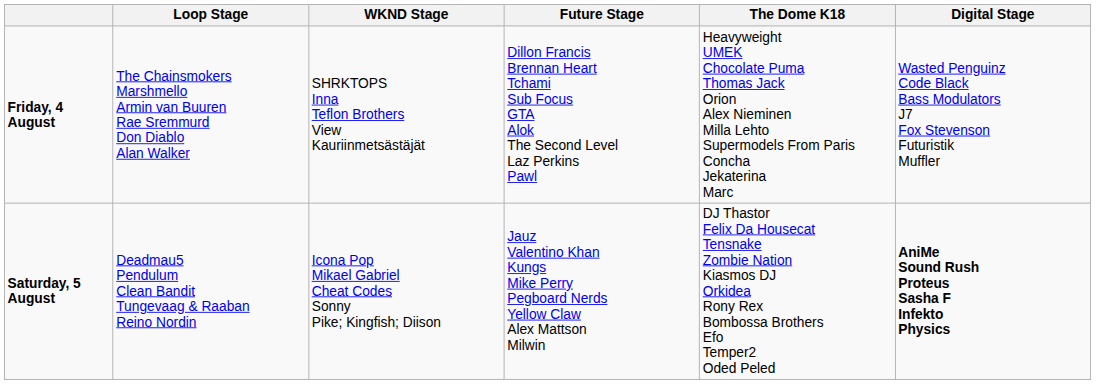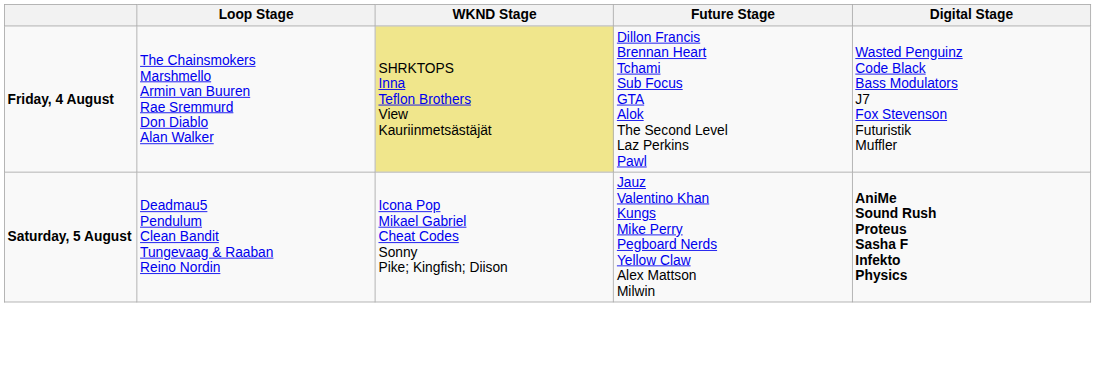- column: (797, 15)
(368, 114) no background -> (435, 99) khaki background
